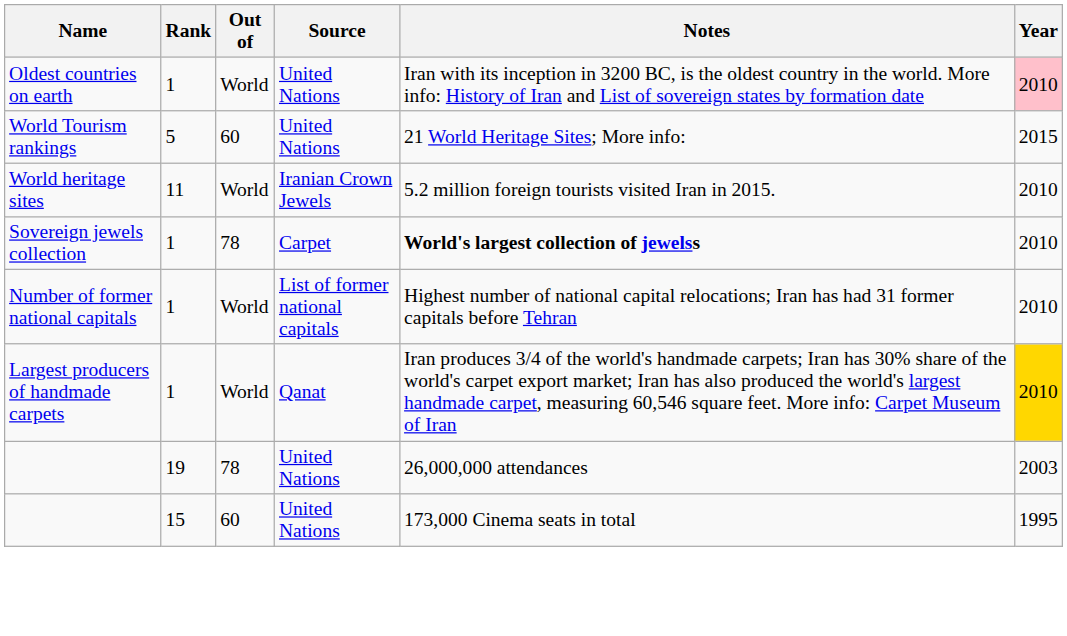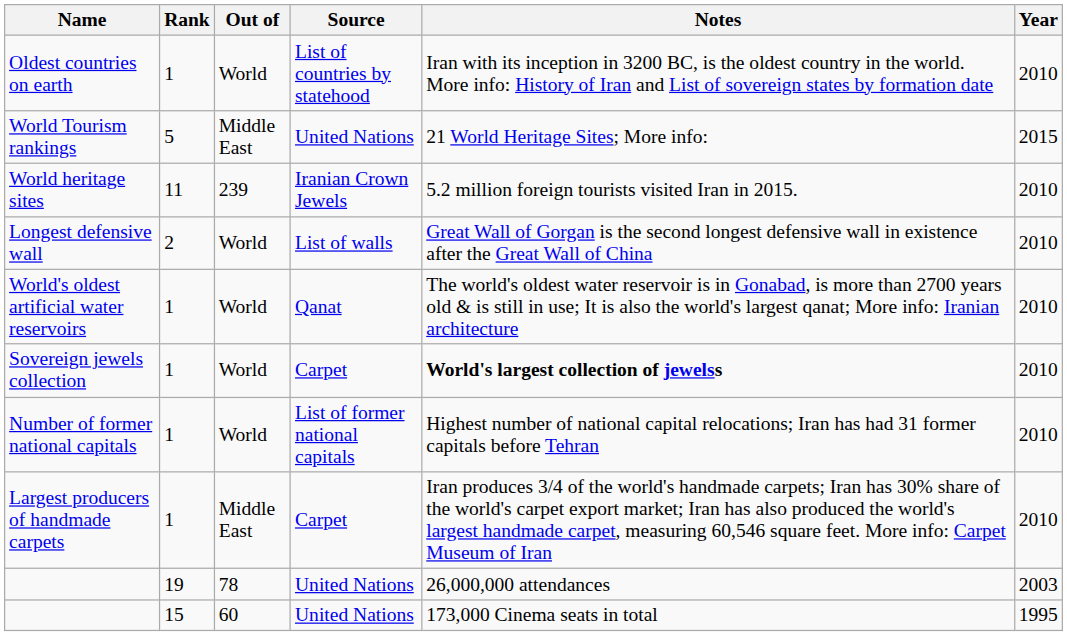(309, 83) United Nations -> (343, 72) List of countries by statehood
(1038, 83) pink background -> (1038, 72) no background
(230, 136) 60 -> (247, 136) Middle East
(244, 189) World -> (233, 189) 239
+ row: (80, 242)
+ row: (66, 306)
(230, 242) 78 -> (243, 370) World
(244, 392) World -> (247, 520) Middle East
(302, 392) Qanat -> (321, 520) Carpet
(1038, 392) gold background -> (1038, 520) no background
